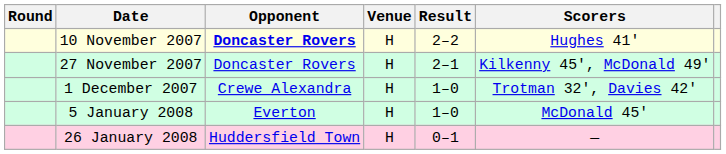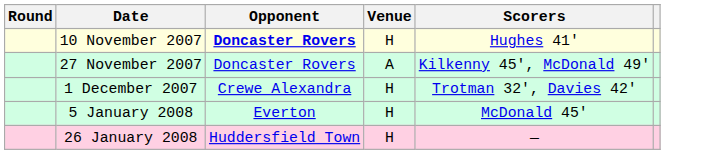- column: (445, 17)
(389, 65) H -> (389, 65) A
